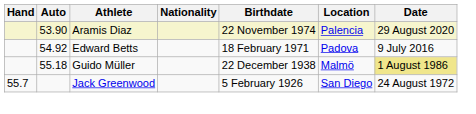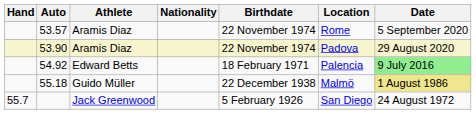+ row: (53, 30)
(342, 30) Palencia -> (339, 48) Padova
(339, 48) Padova -> (342, 65) Palencia
(406, 48) no background -> (406, 65) lightgreen background
